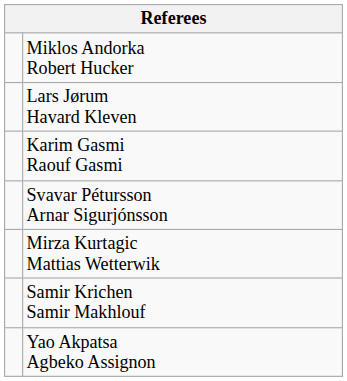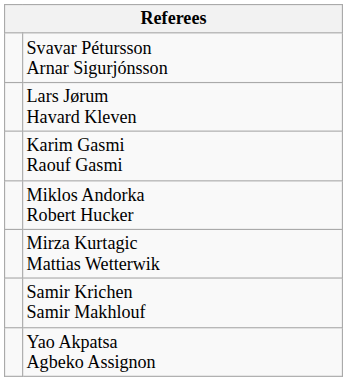rows swapped: (97, 204) <-> (86, 57)
